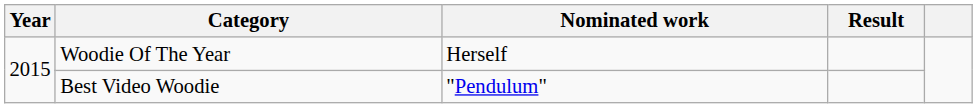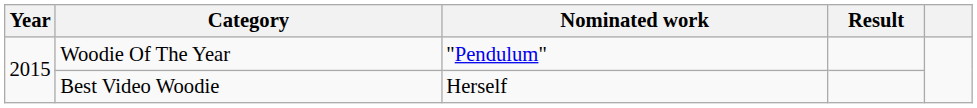(477, 53) Herself -> (497, 53) "Pendulum"
(497, 86) "Pendulum" -> (477, 86) Herself
